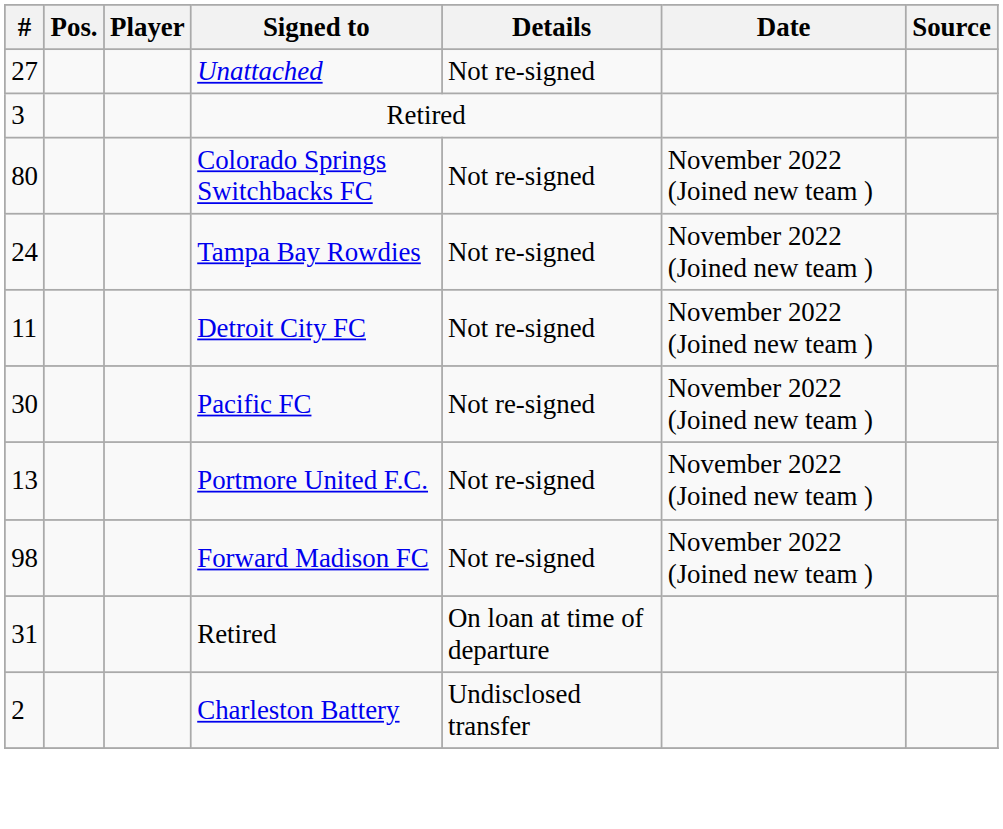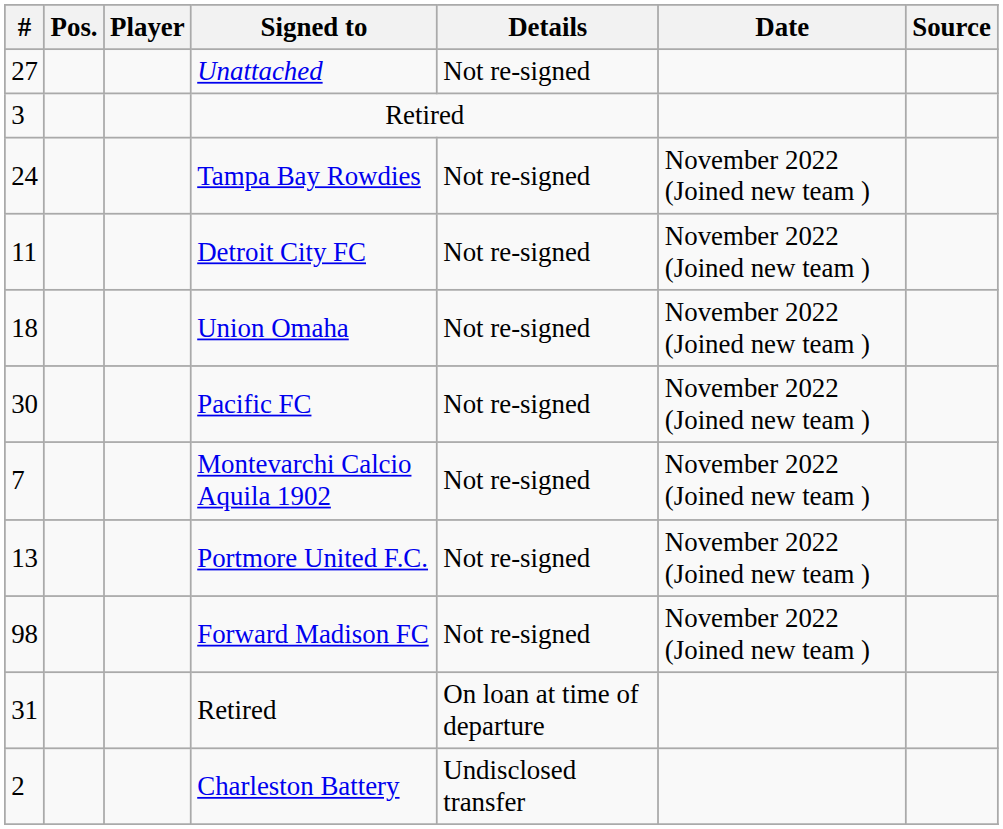- row: (25, 175)
+ row: (25, 328)
+ row: (18, 480)
